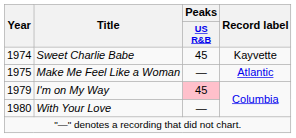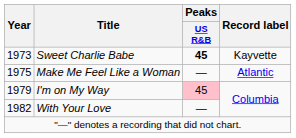(19, 55) 1974 -> (19, 55) 1973
(201, 55) normal -> (201, 55) bold
(19, 108) 1980 -> (19, 108) 1982
